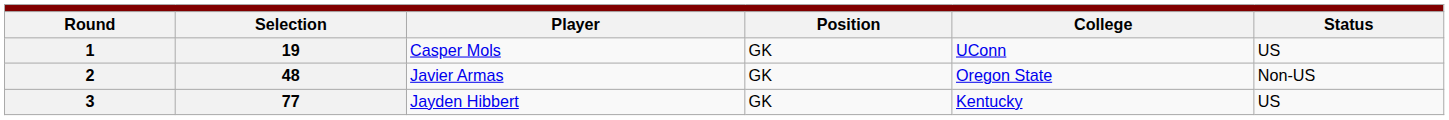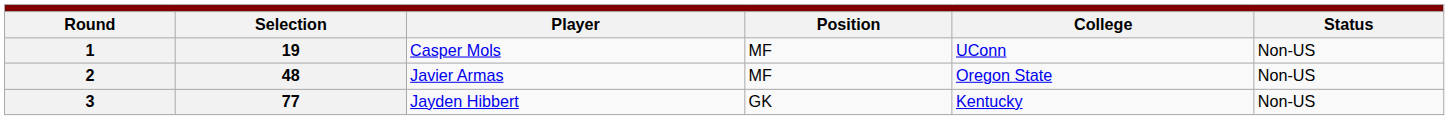(760, 50) GK -> (760, 50) MF
(1269, 50) US -> (1287, 50) Non-US
(760, 76) GK -> (760, 76) MF
(1269, 101) US -> (1287, 101) Non-US
